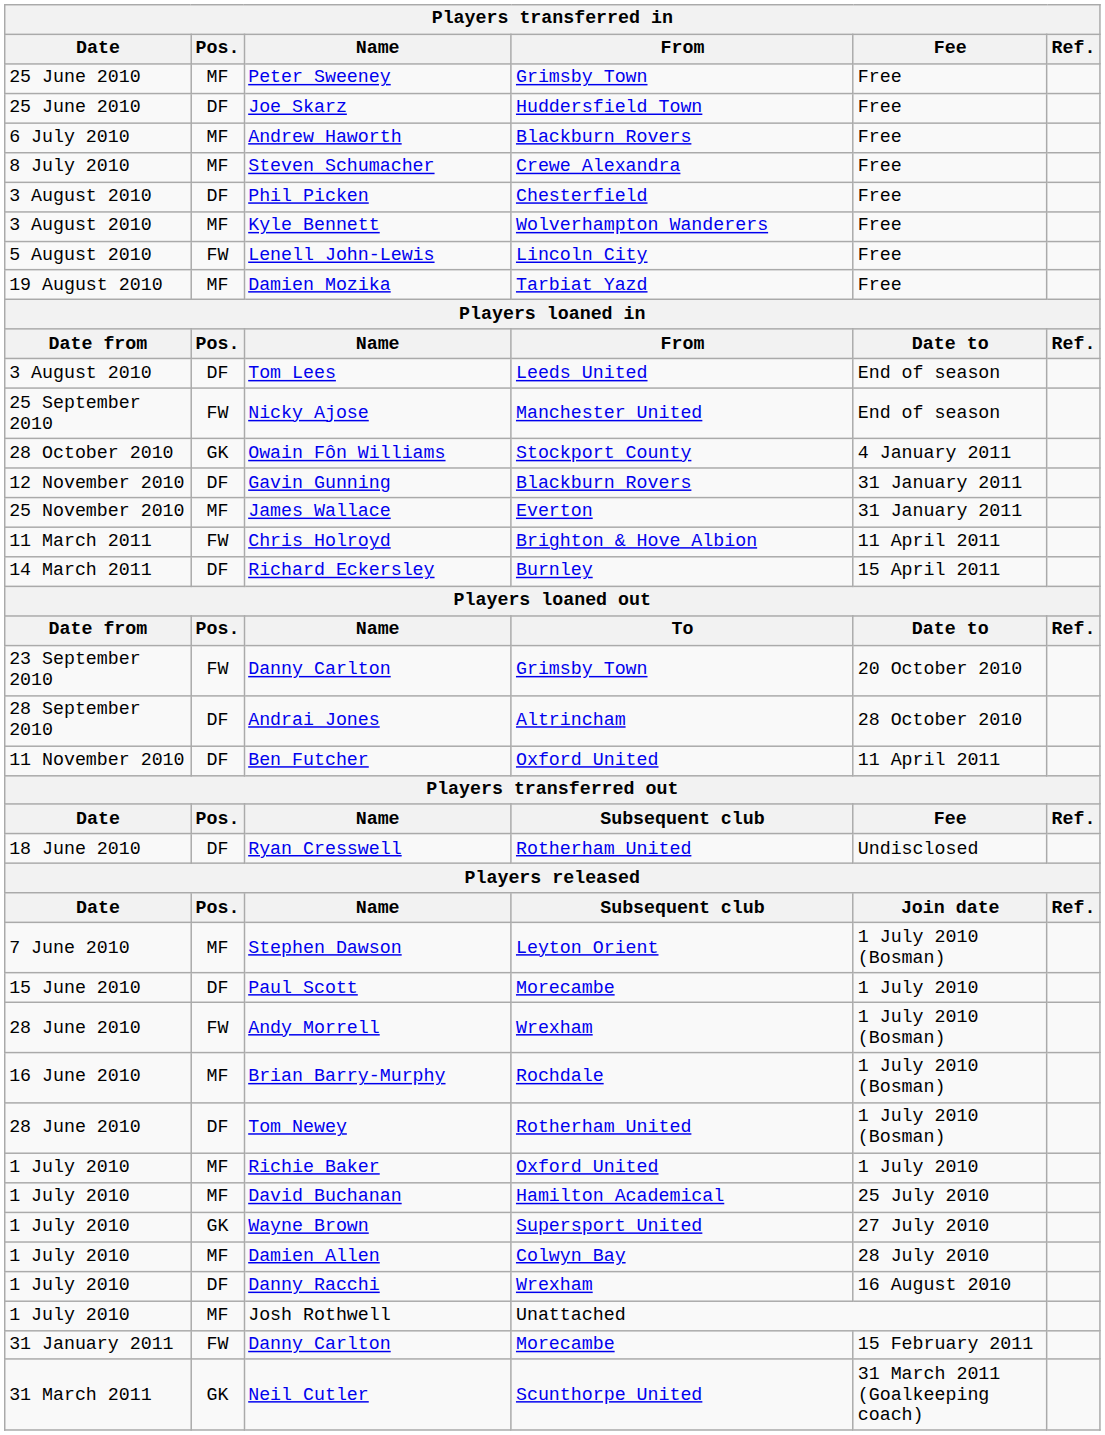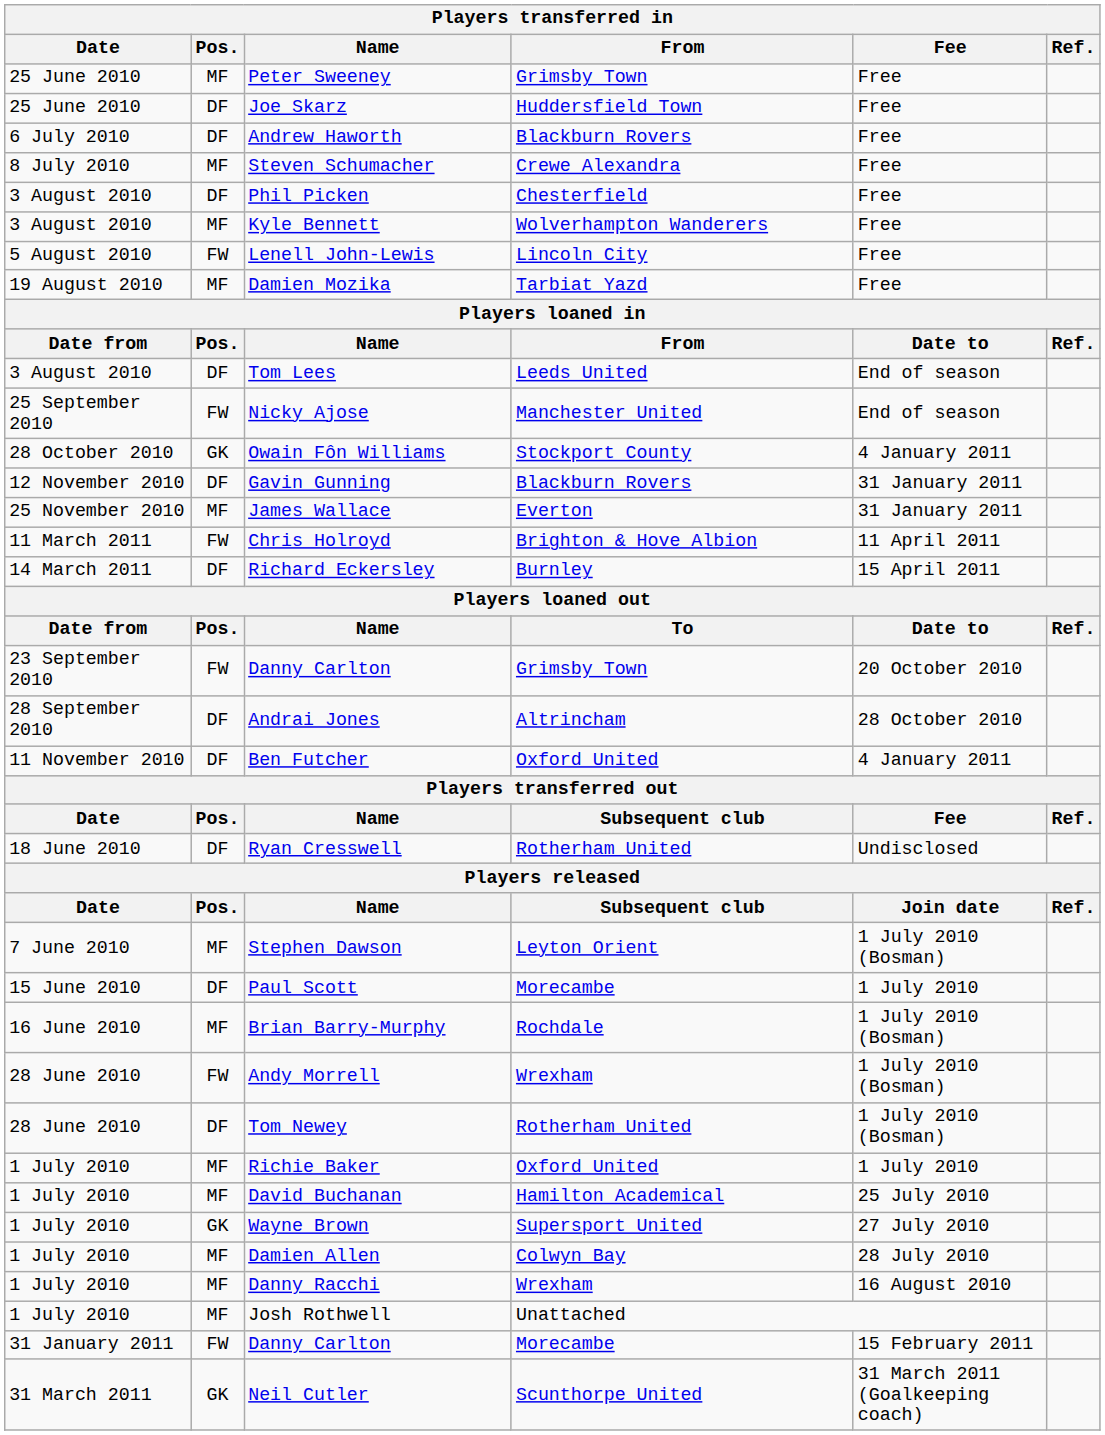(217, 138) MF -> (217, 138) DF
(929, 761) 11 April 2011 -> (935, 761) 4 January 2011
rows swapped: (347, 1078) <-> (314, 1028)
(217, 1286) DF -> (217, 1286) MF
